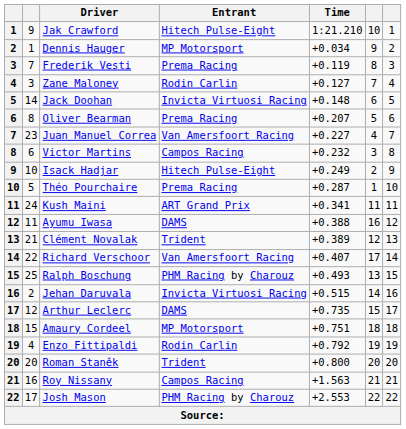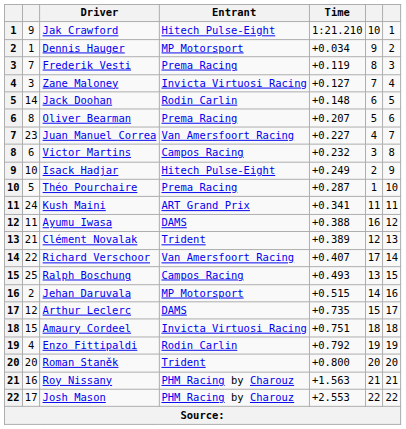(199, 83) Rodin Carlin -> (234, 83) Invicta Virtuosi Racing
(234, 101) Invicta Virtuosi Racing -> (199, 101) Rodin Carlin
(228, 276) PHM Racing by Charouz -> (203, 276) Campos Racing
(234, 293) Invicta Virtuosi Racing -> (203, 293) MP Motorsport
(203, 328) MP Motorsport -> (234, 328) Invicta Virtuosi Racing
(203, 380) Campos Racing -> (228, 380) PHM Racing by Charouz
